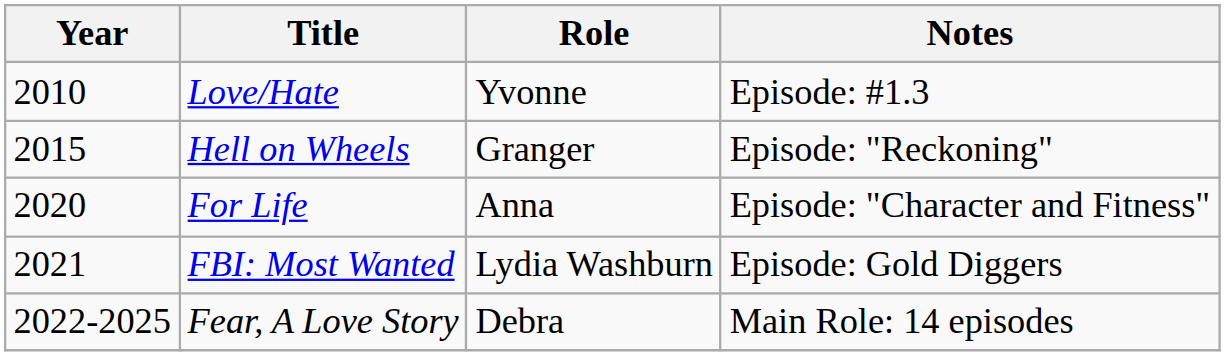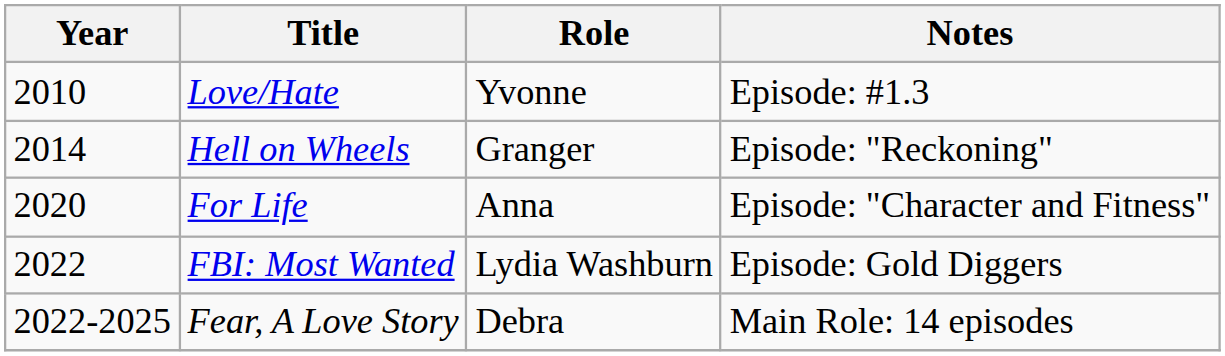(50, 148) 2015 -> (50, 148) 2014
(50, 263) 2021 -> (50, 263) 2022
